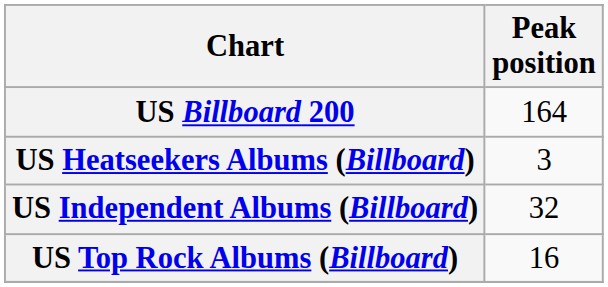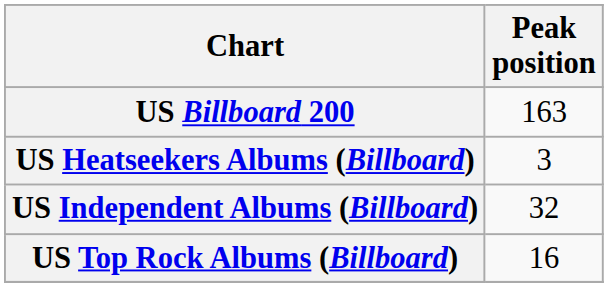(544, 111) 164 -> (544, 111) 163
